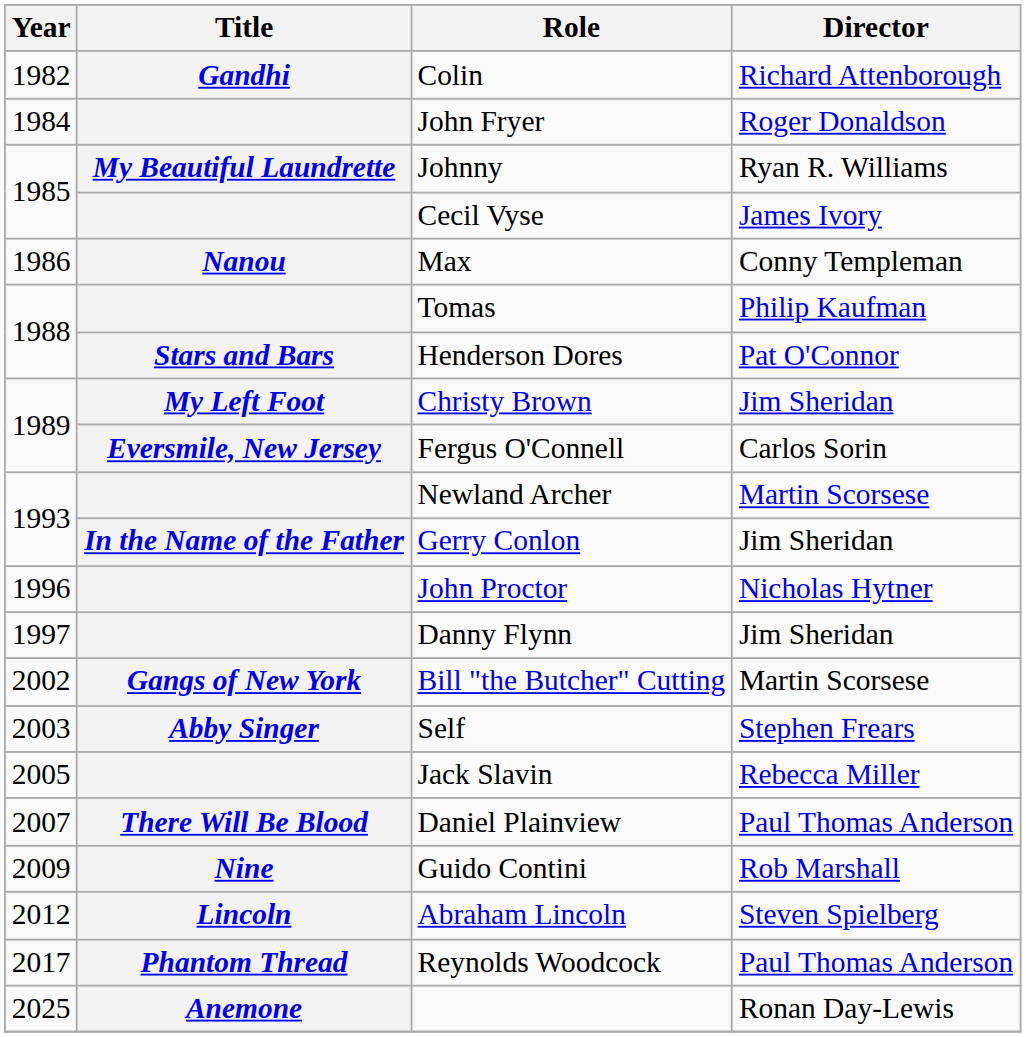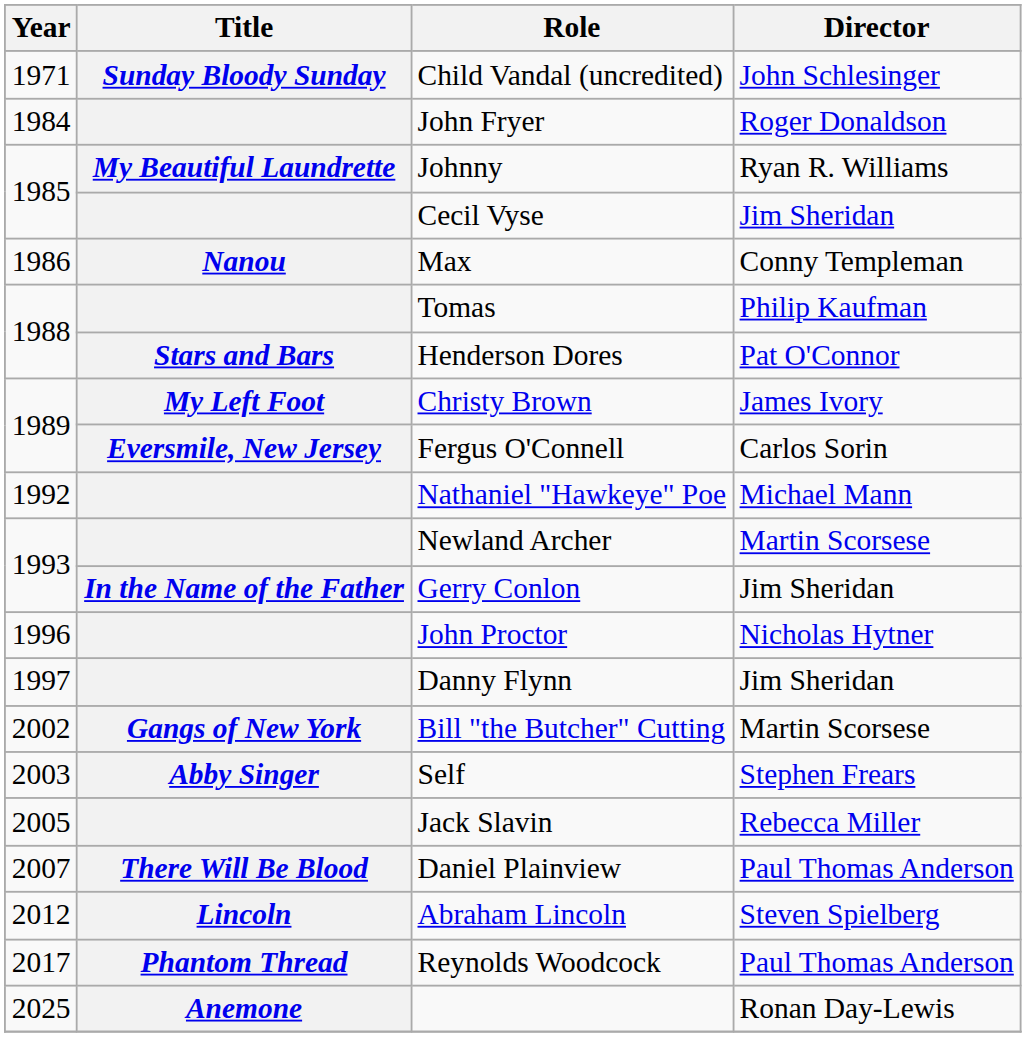+ row: (41, 74)
- row: (41, 74)
(810, 214) James Ivory -> (817, 214) Jim Sheridan
(816, 401) Jim Sheridan -> (811, 401) James Ivory
+ row: (41, 494)
- row: (41, 868)
